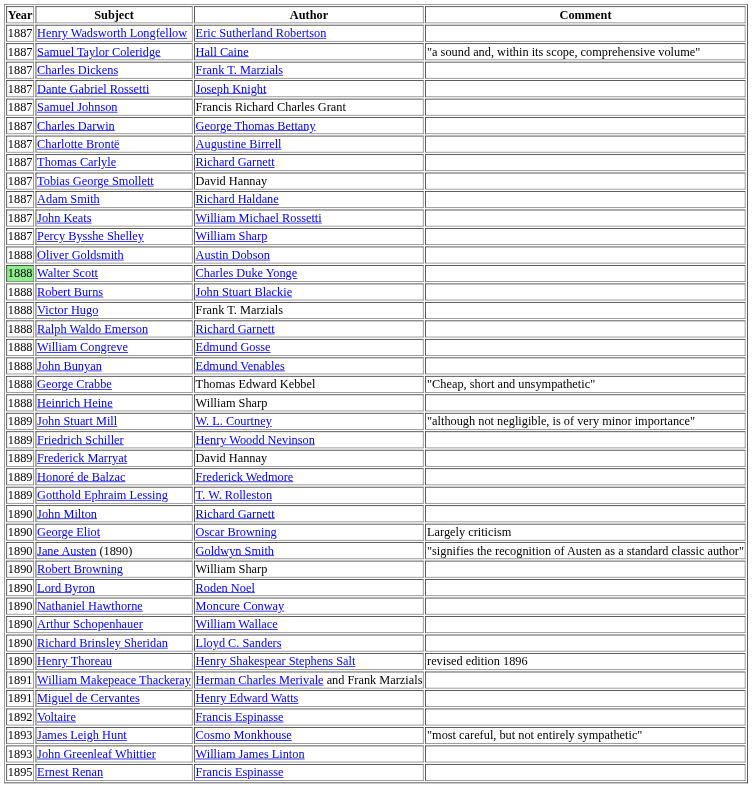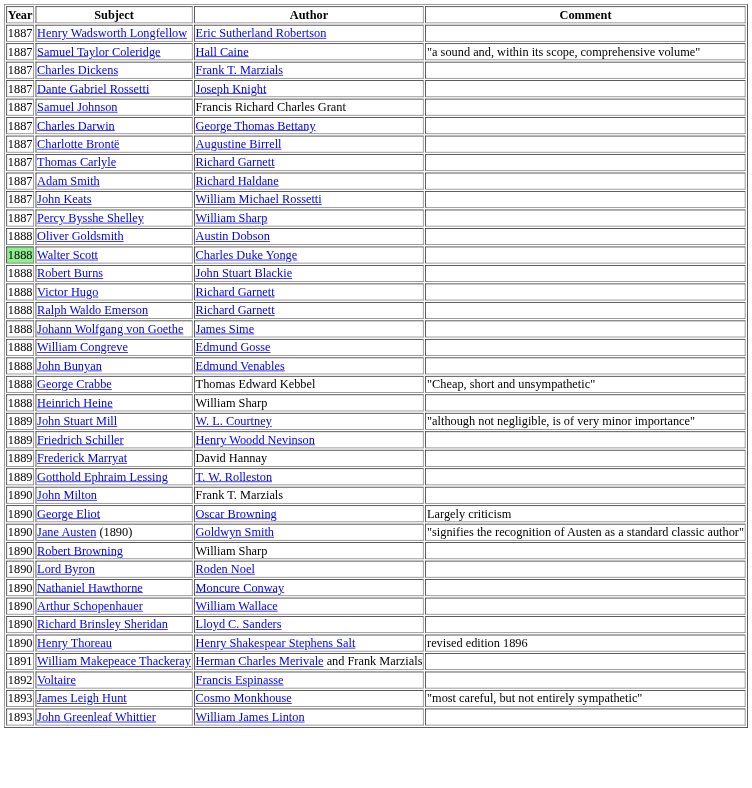- row: (95, 181)
(239, 310) Frank T. Marzials -> (235, 292) Richard Garnett
+ row: (110, 329)
- row: (81, 476)
(235, 513) Richard Garnett -> (239, 495) Frank T. Marzials
- row: (88, 698)
- row: (70, 772)
